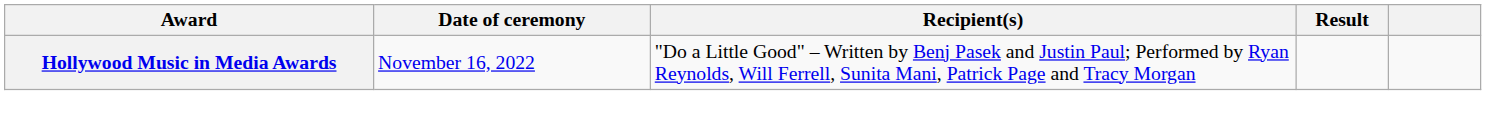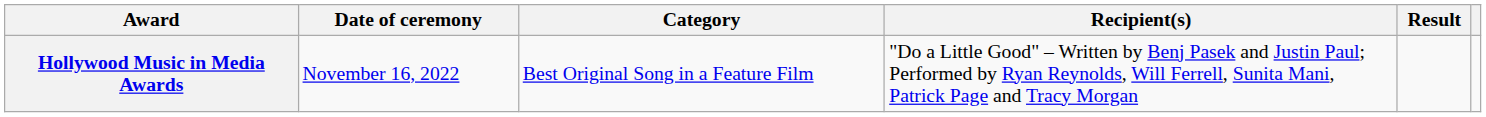+ column: (701, 20)
